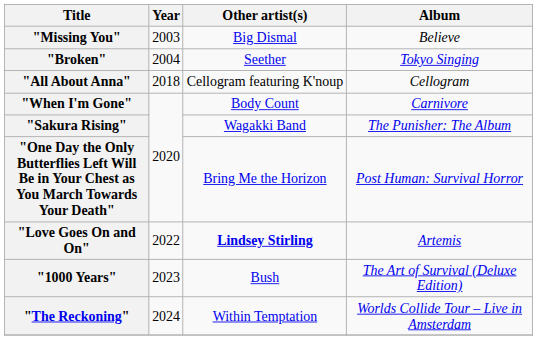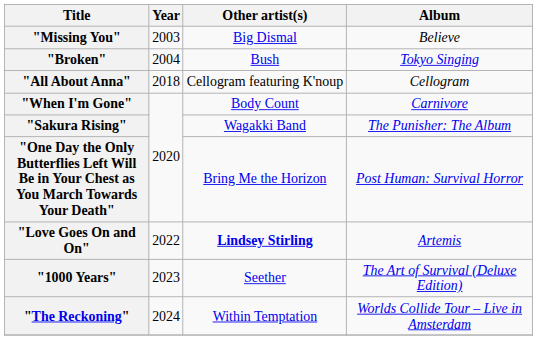(265, 59) Seether -> (265, 59) Bush
(265, 278) Bush -> (265, 278) Seether
